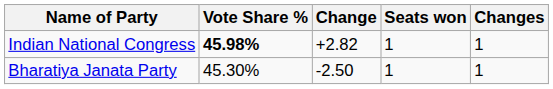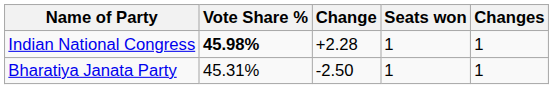(337, 44) +2.82 -> (337, 44) +2.28
(231, 70) 45.30% -> (231, 70) 45.31%
